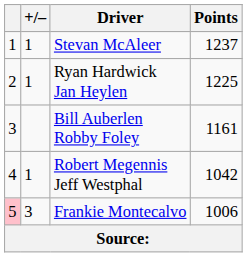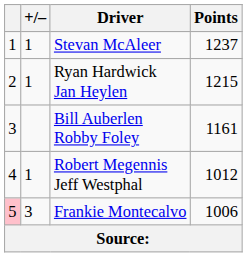(221, 82) 1225 -> (221, 82) 1215
(221, 175) 1042 -> (221, 175) 1012
